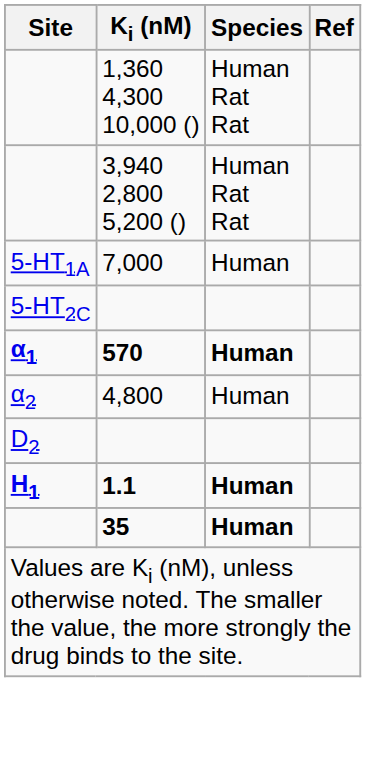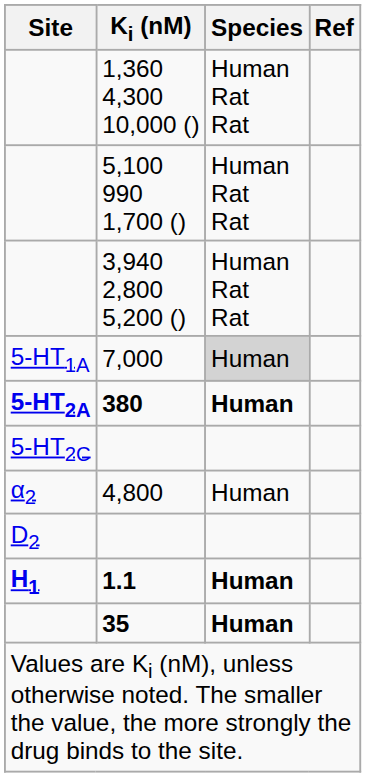+ row: (51, 193)
(250, 263) no background -> (250, 359) lightgrey background
+ row: (51, 403)
- row: (24, 352)
